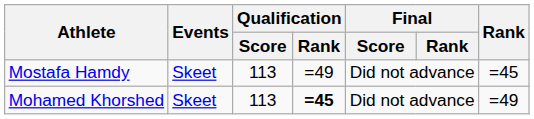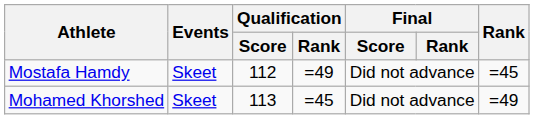(263, 73) 113 -> (263, 73) 112
(319, 101) bold -> (319, 101) normal
